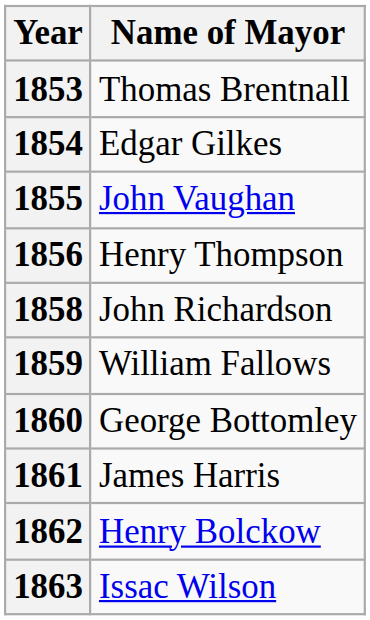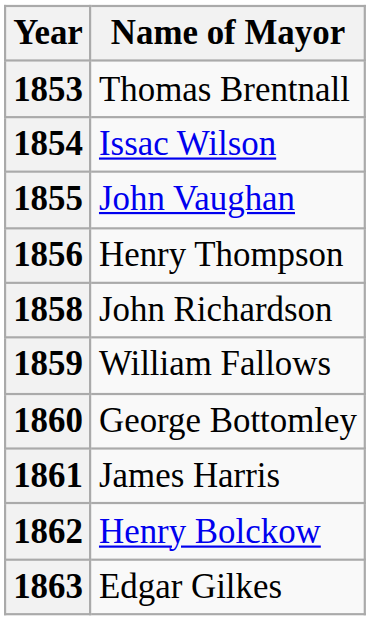(191, 143) Edgar Gilkes -> (188, 143) Issac Wilson
(188, 586) Issac Wilson -> (191, 586) Edgar Gilkes
